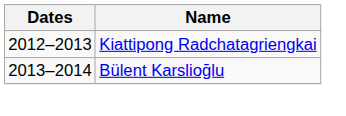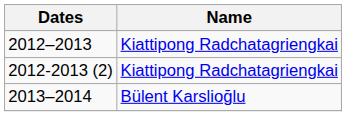+ row: (61, 70)
